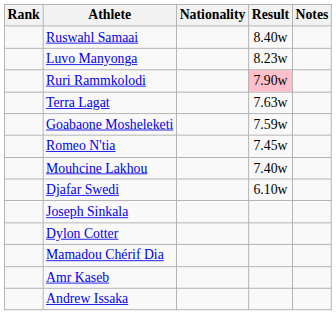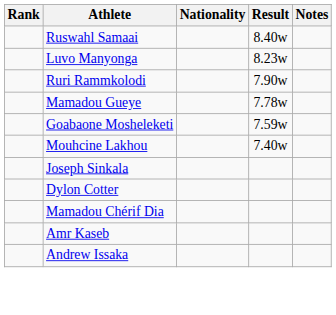(270, 80) pink background -> (270, 80) no background
+ row: (94, 102)
- row: (78, 102)
- row: (81, 146)
- row: (83, 189)
